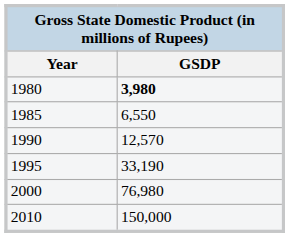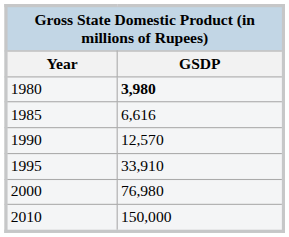(138, 114) 6,550 -> (138, 114) 6,616
(142, 166) 33,190 -> (142, 166) 33,910
